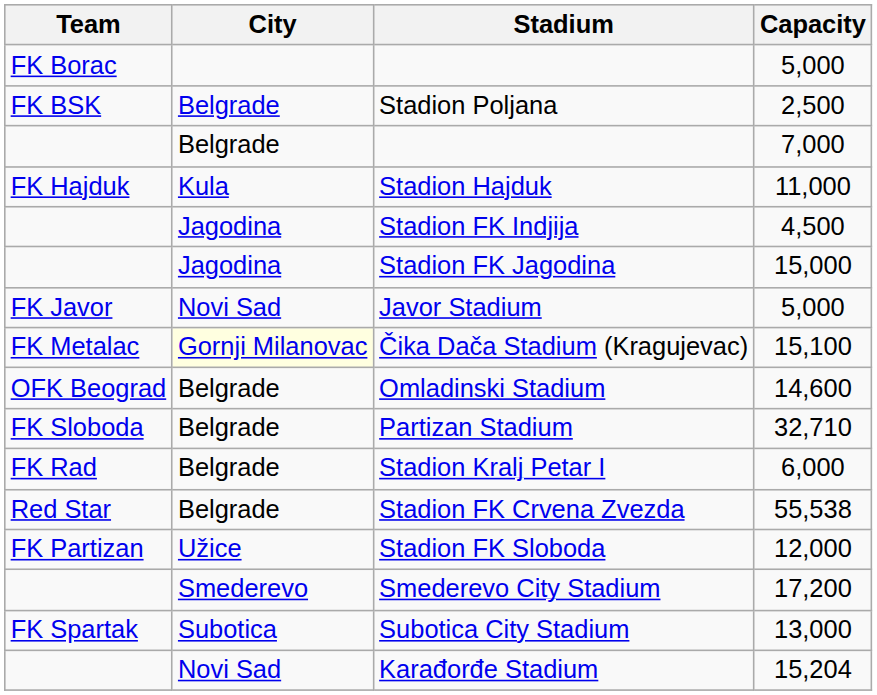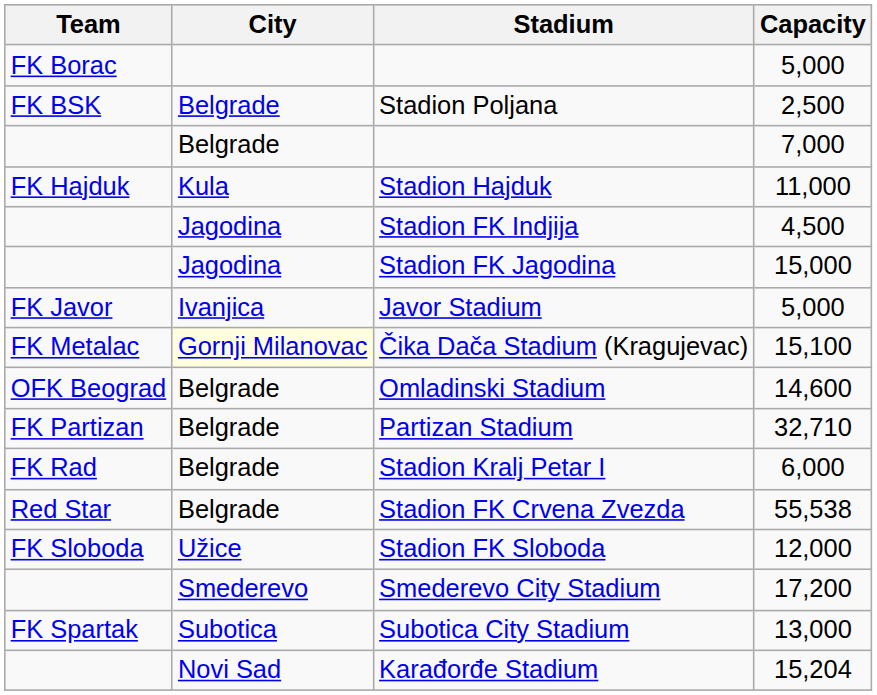(230, 307) Novi Sad -> (221, 307) Ivanjica
(77, 428) FK Sloboda -> (77, 428) FK Partizan
(77, 549) FK Partizan -> (77, 549) FK Sloboda
